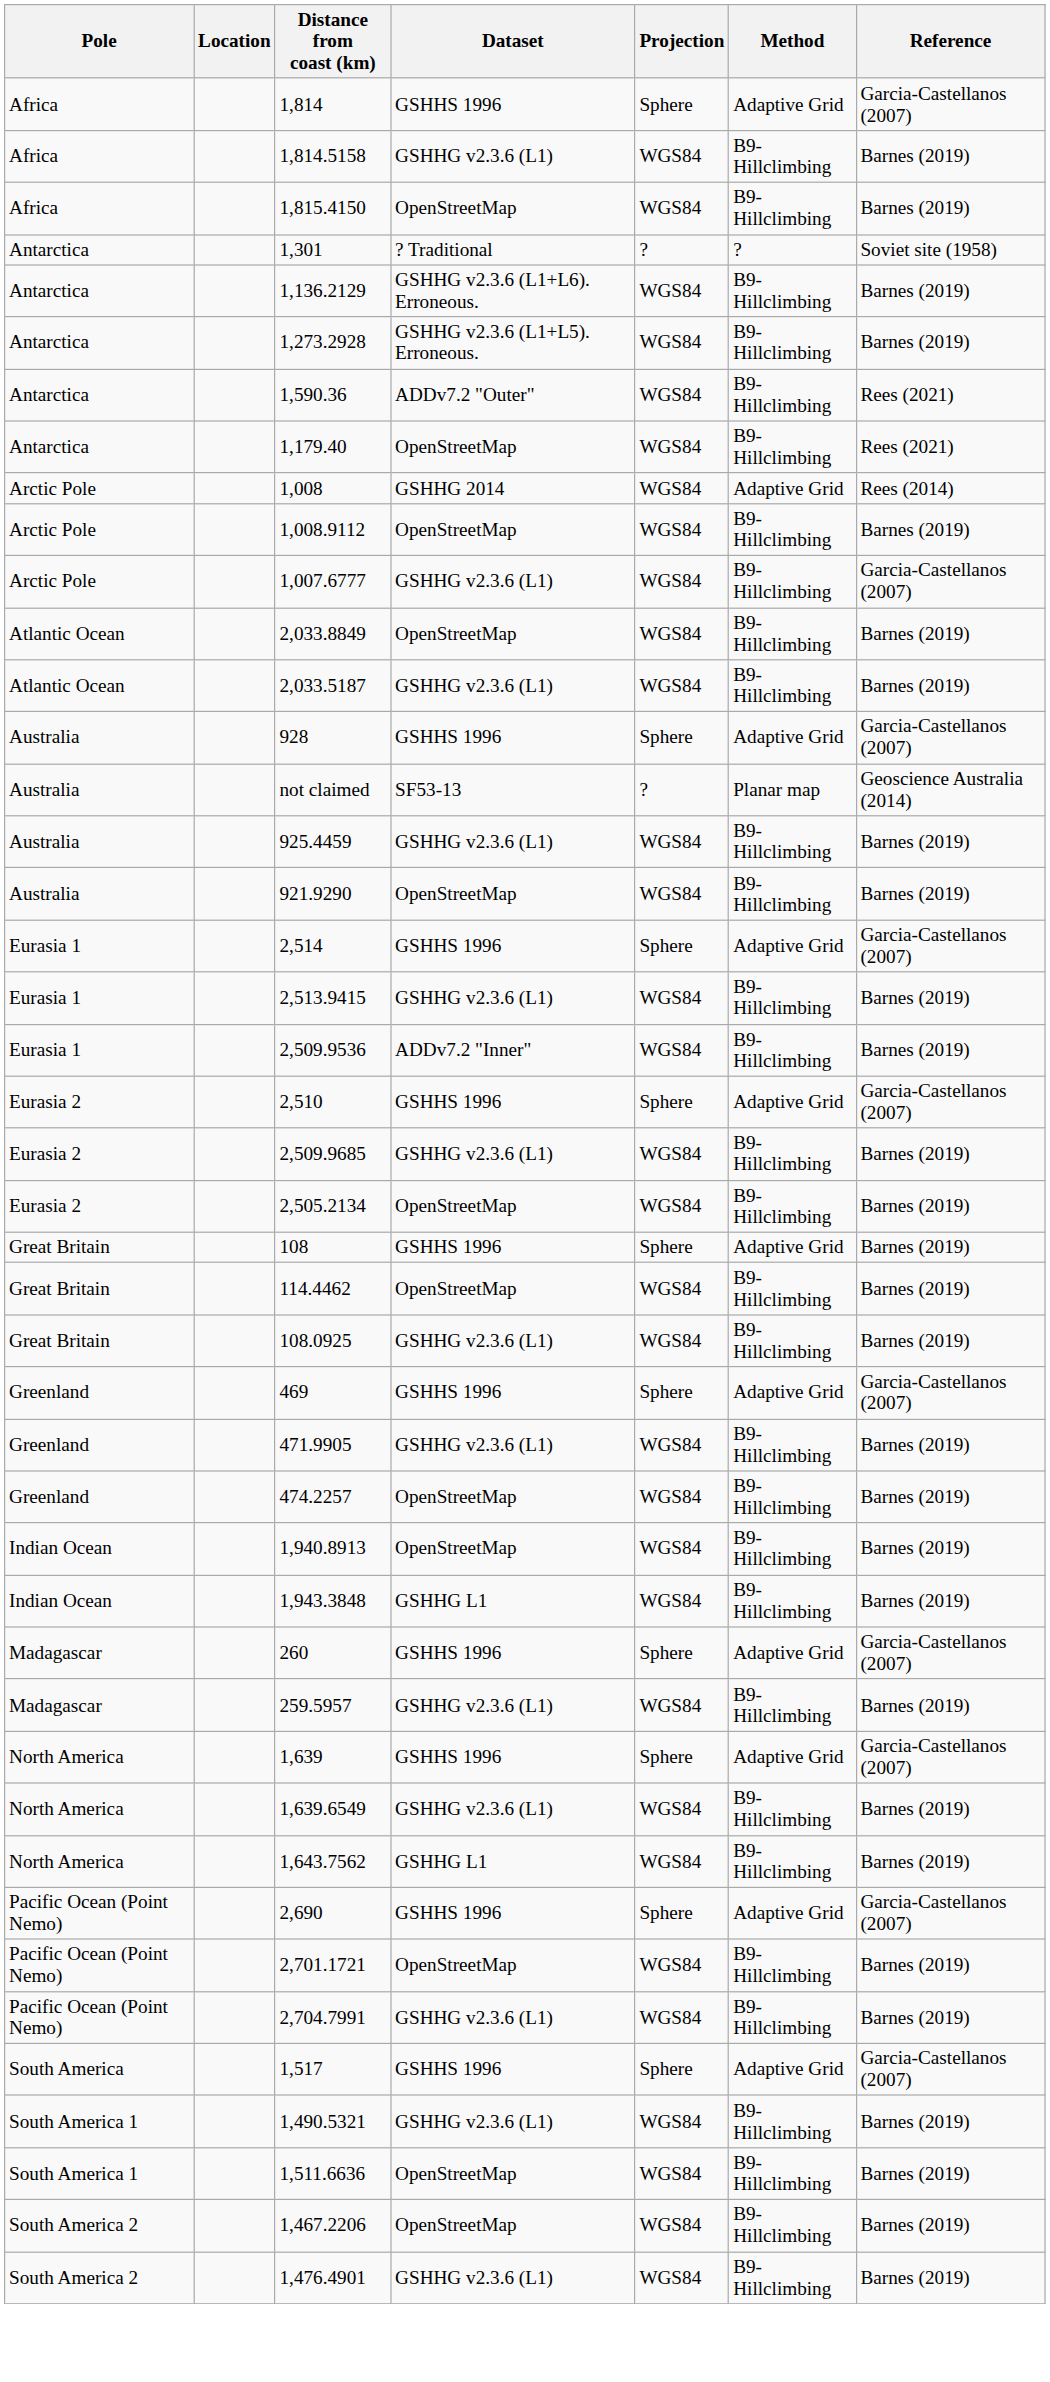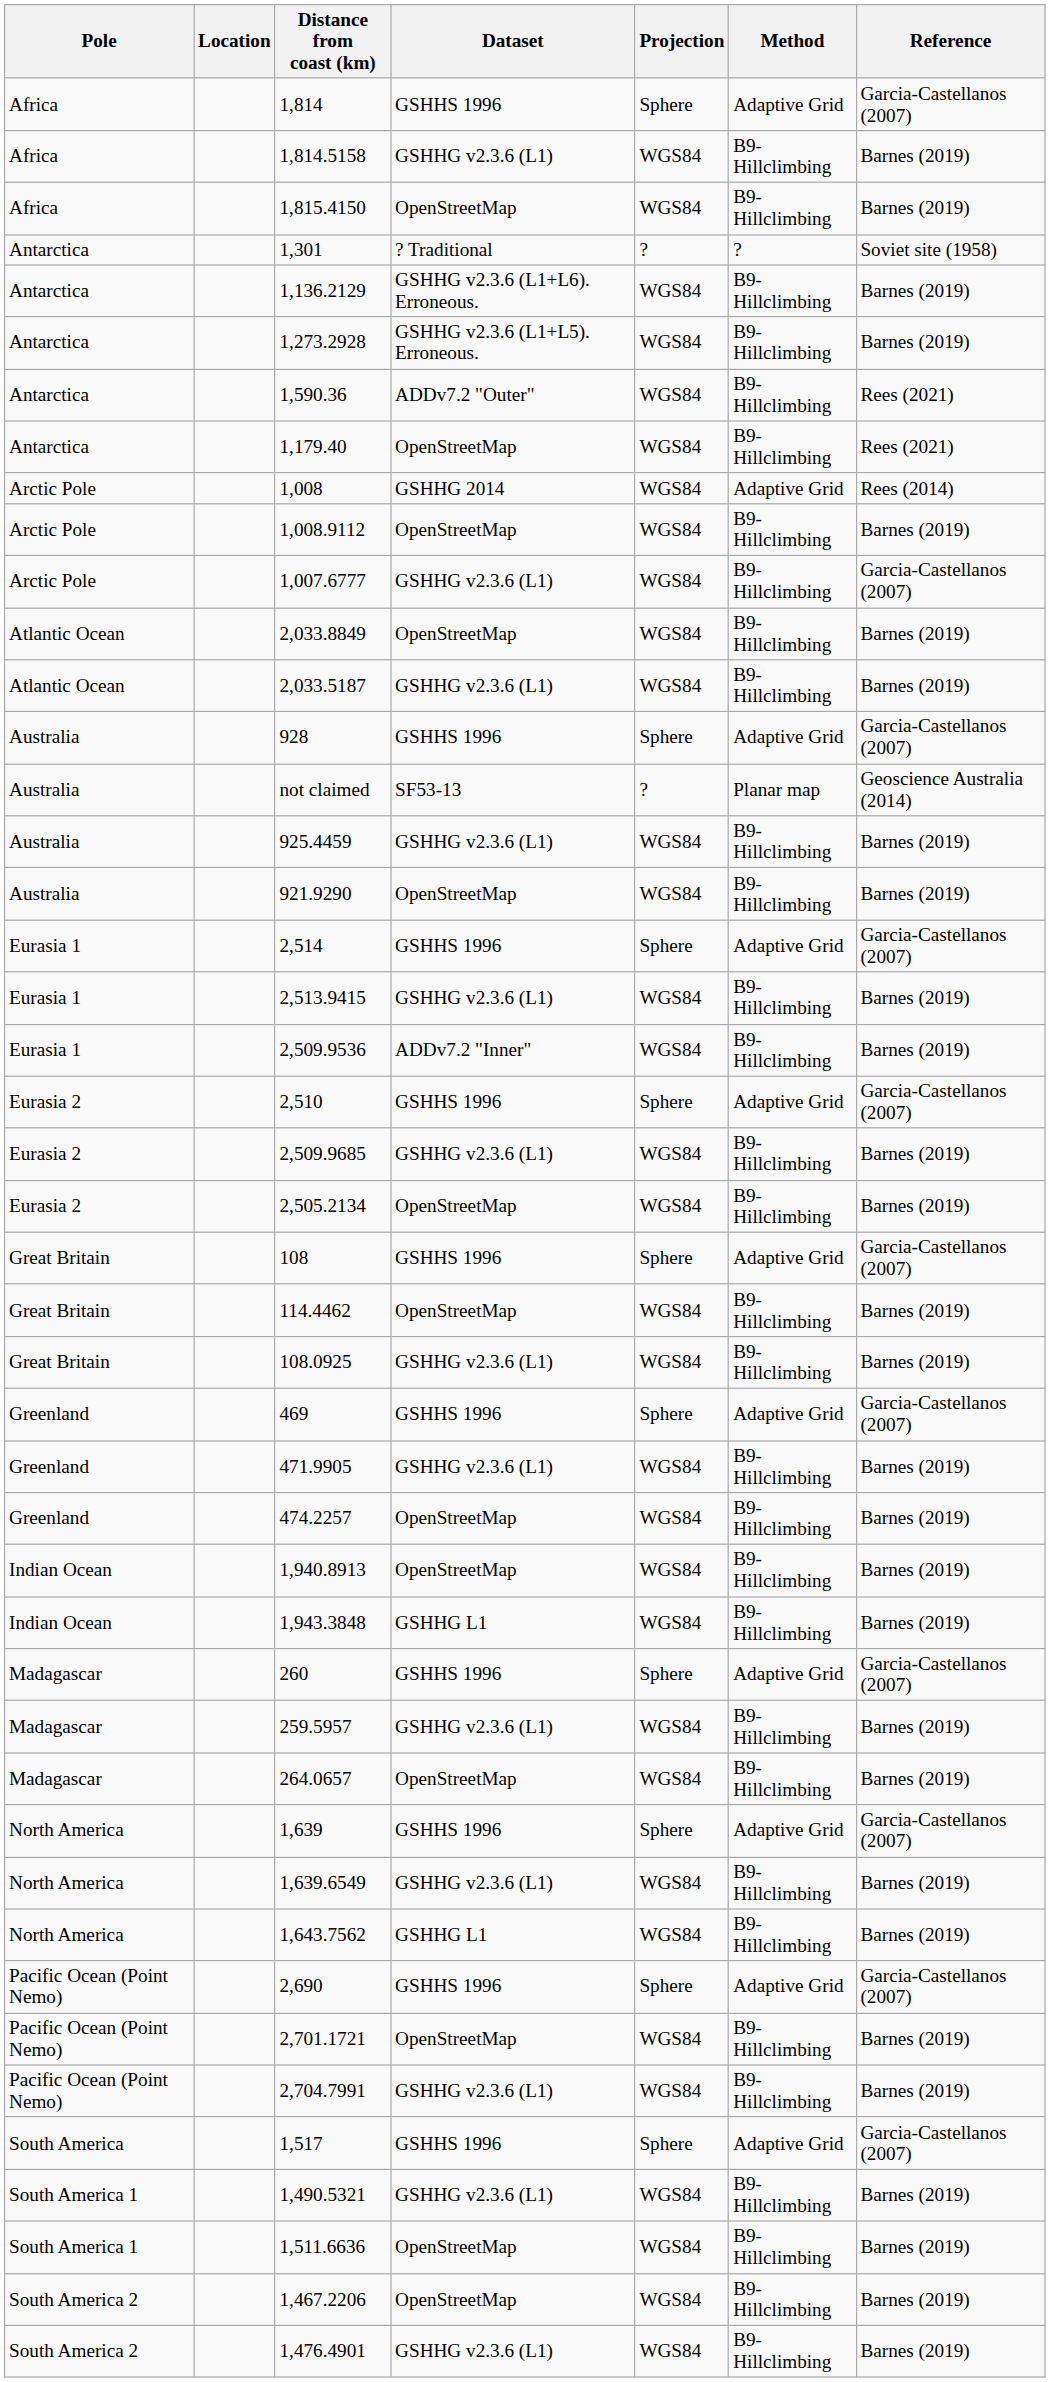(915, 1247) Barnes (2019) -> (933, 1258) Garcia-Castellanos (2007)
+ row: (315, 1778)
